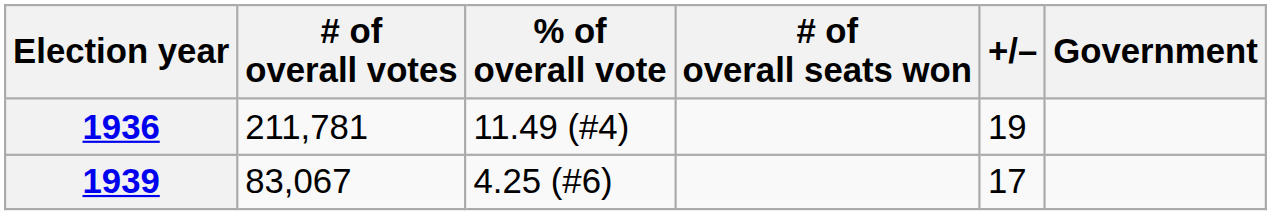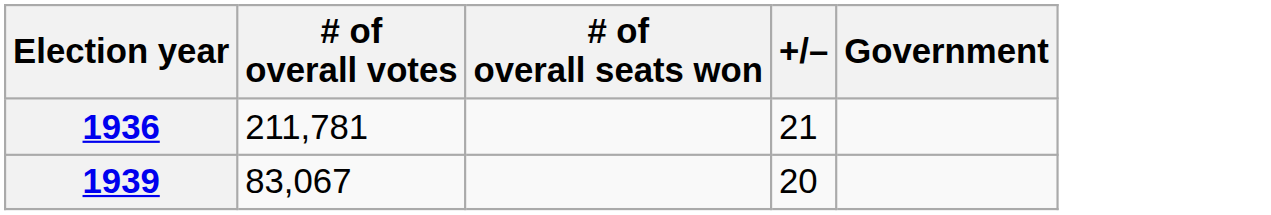- column: (570, 51)
(1007, 126) 19 -> (798, 126) 21
(1007, 181) 17 -> (798, 181) 20
